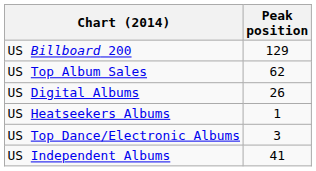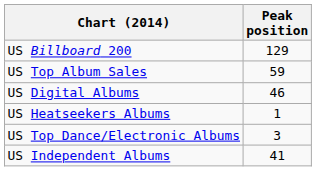(277, 72) 62 -> (277, 72) 59
(277, 93) 26 -> (277, 93) 46
